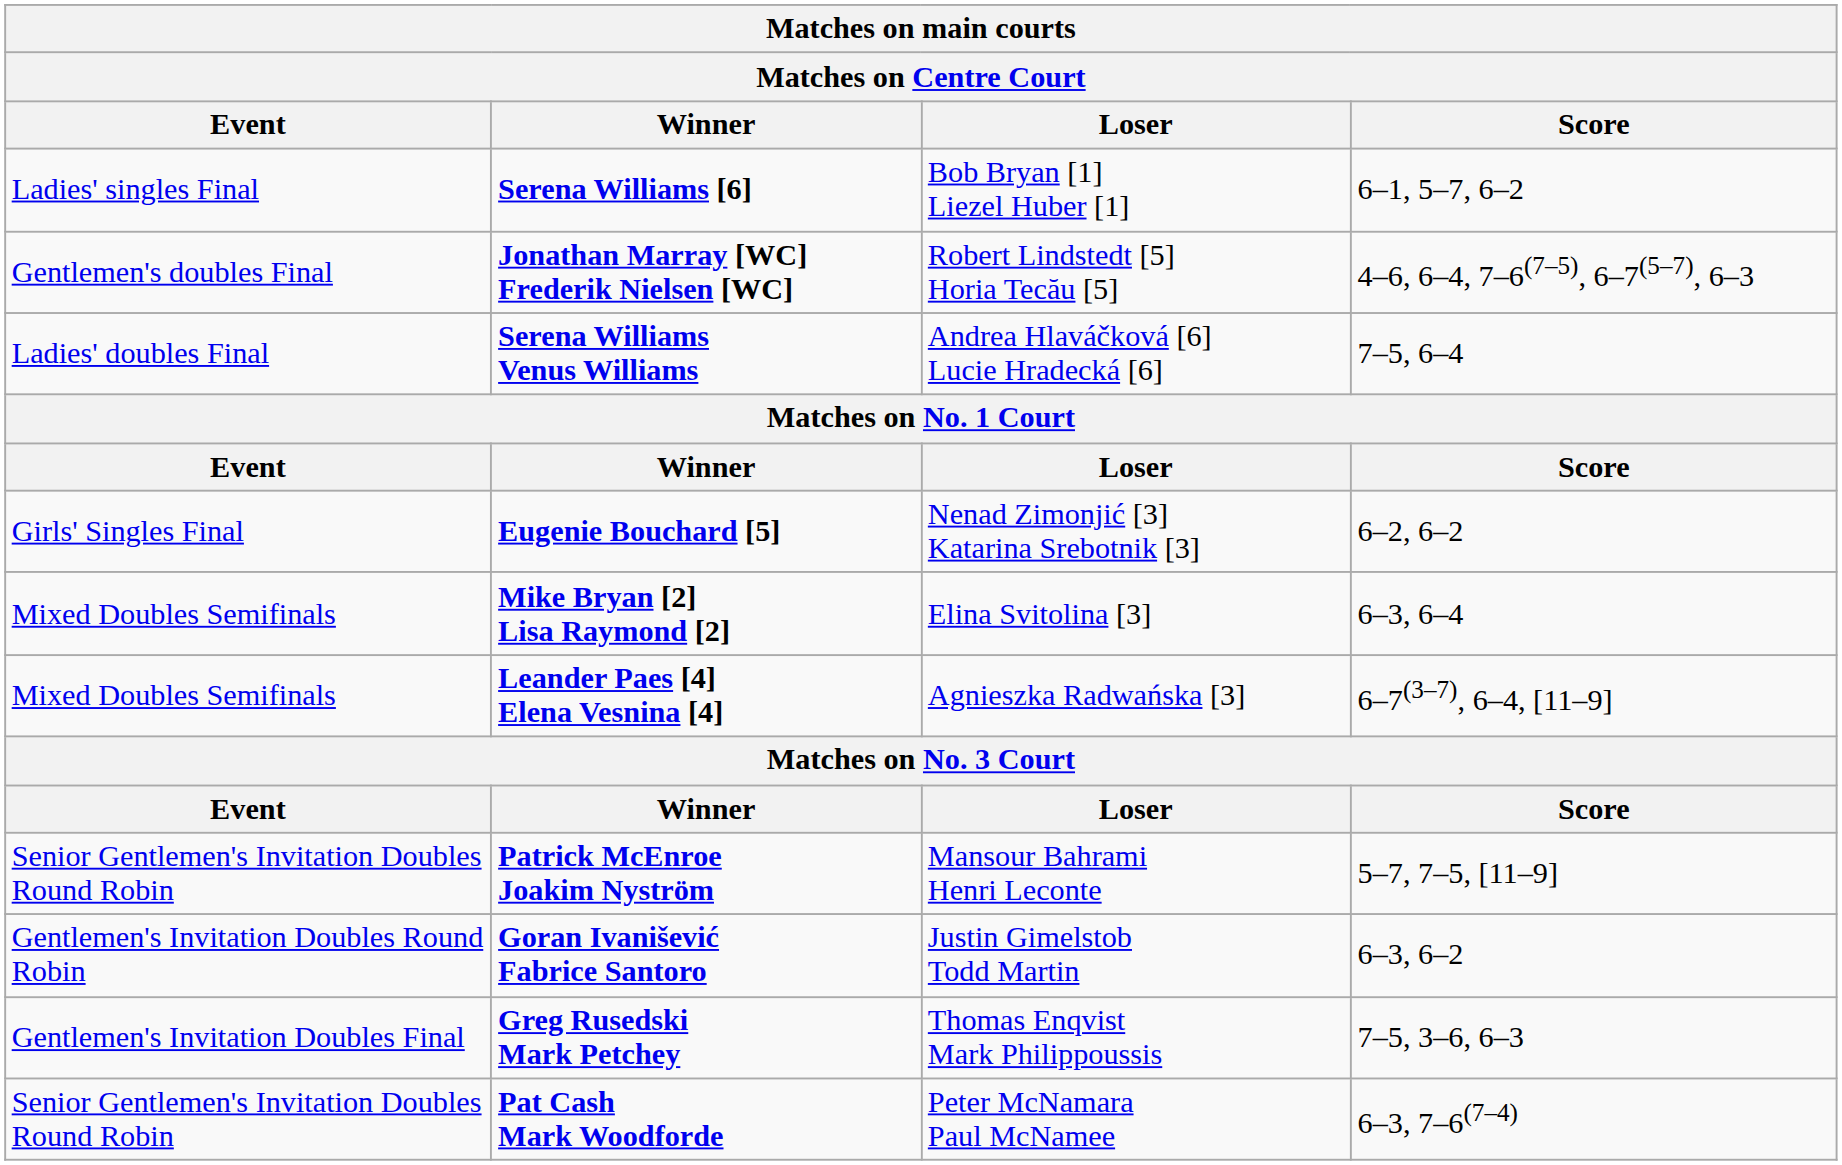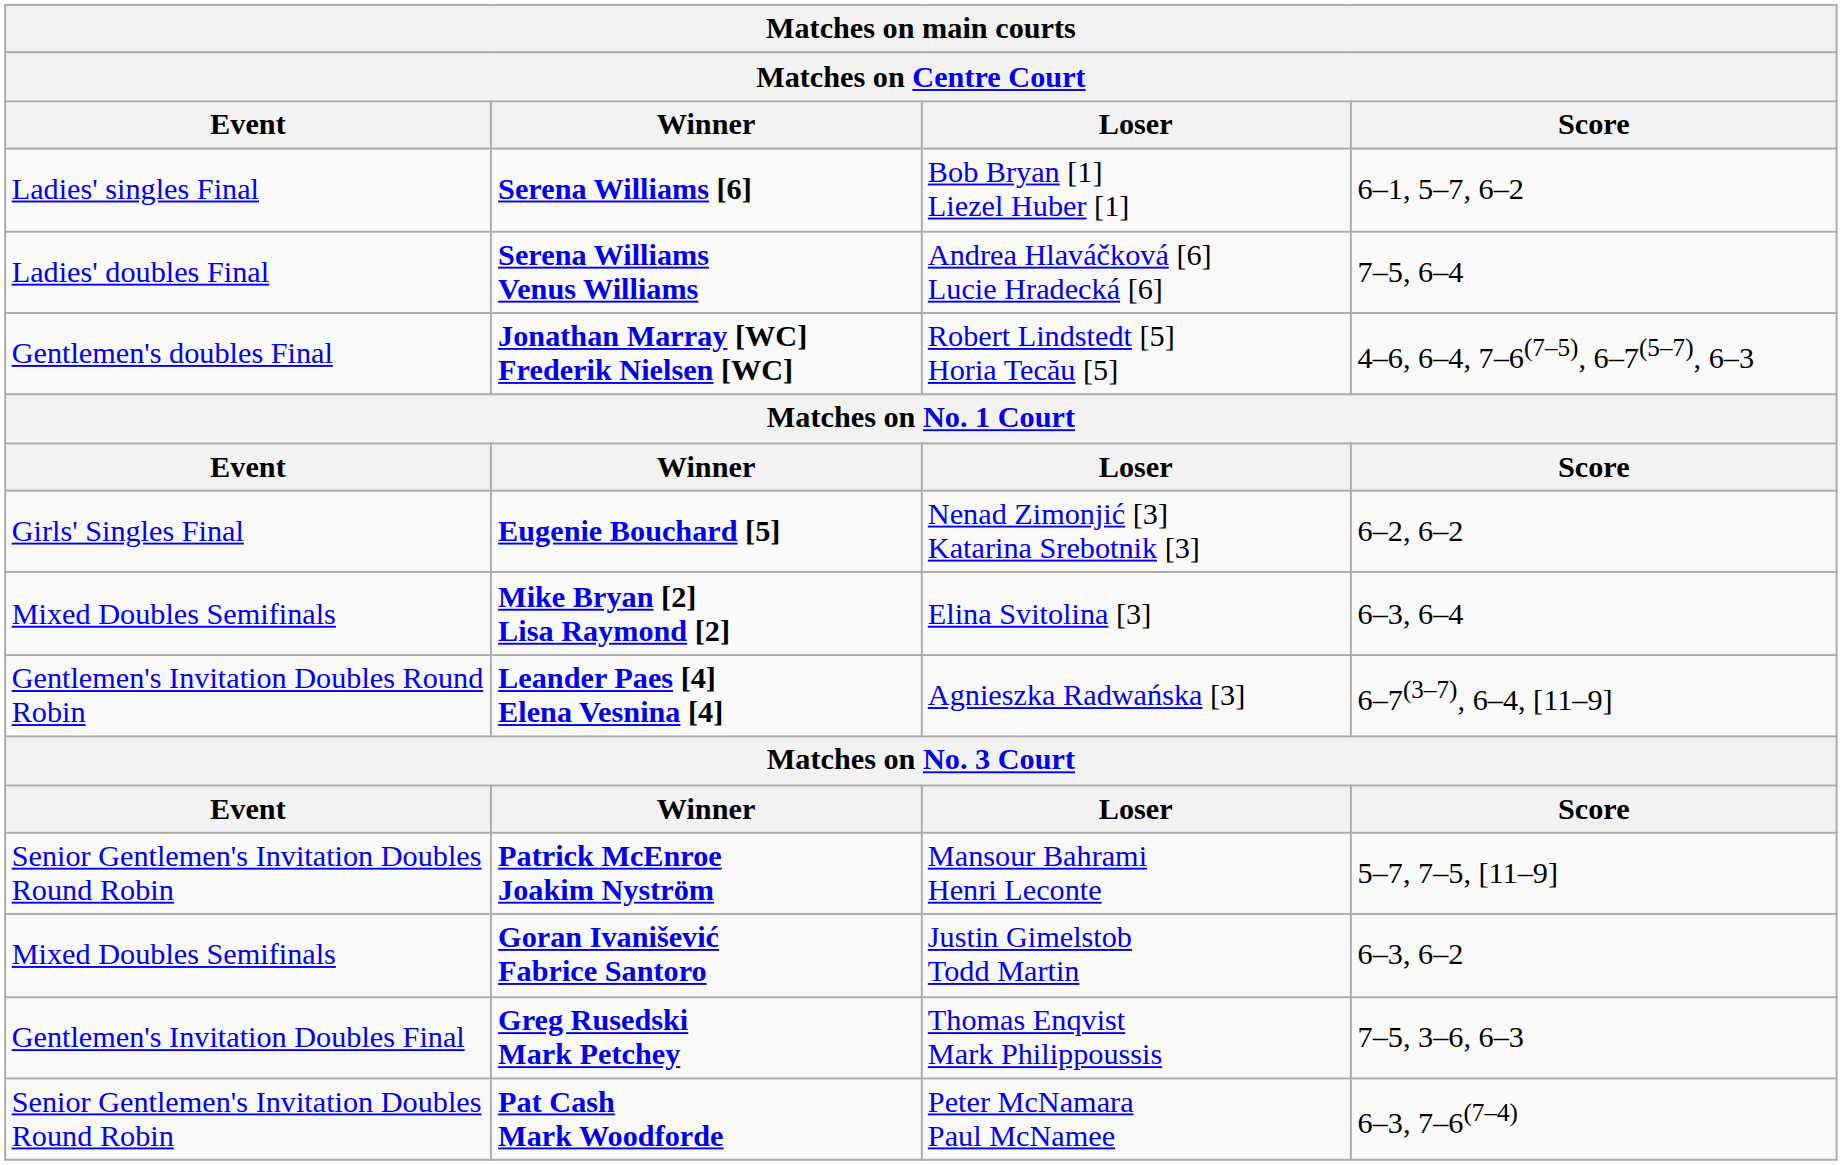rows swapped: (653, 271) <-> (604, 353)
(174, 695) Mixed Doubles Semifinals -> (247, 695) Gentlemen's Invitation Doubles Round Robin
(247, 955) Gentlemen's Invitation Doubles Round Robin -> (174, 955) Mixed Doubles Semifinals
